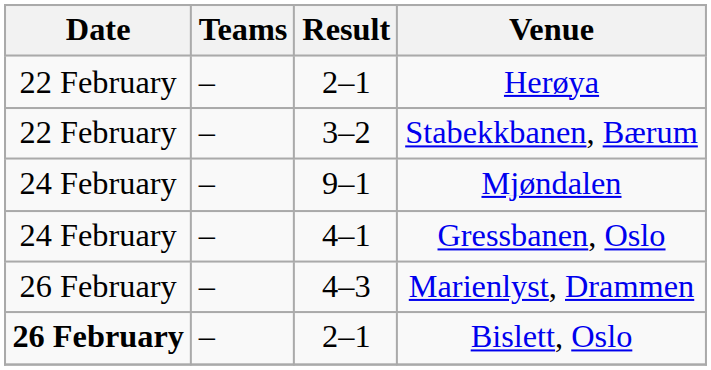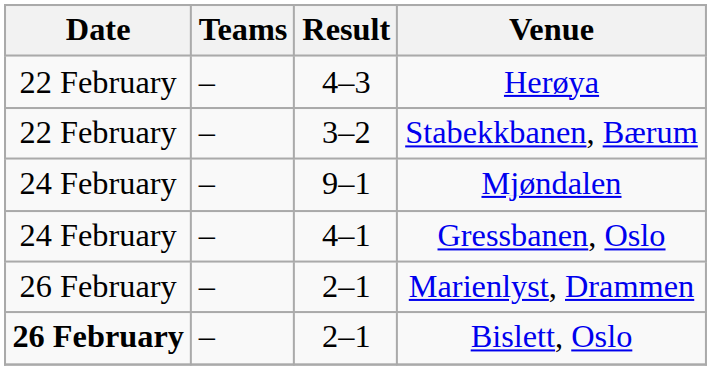(346, 81) 2–1 -> (346, 81) 4–3
(346, 286) 4–3 -> (346, 286) 2–1
